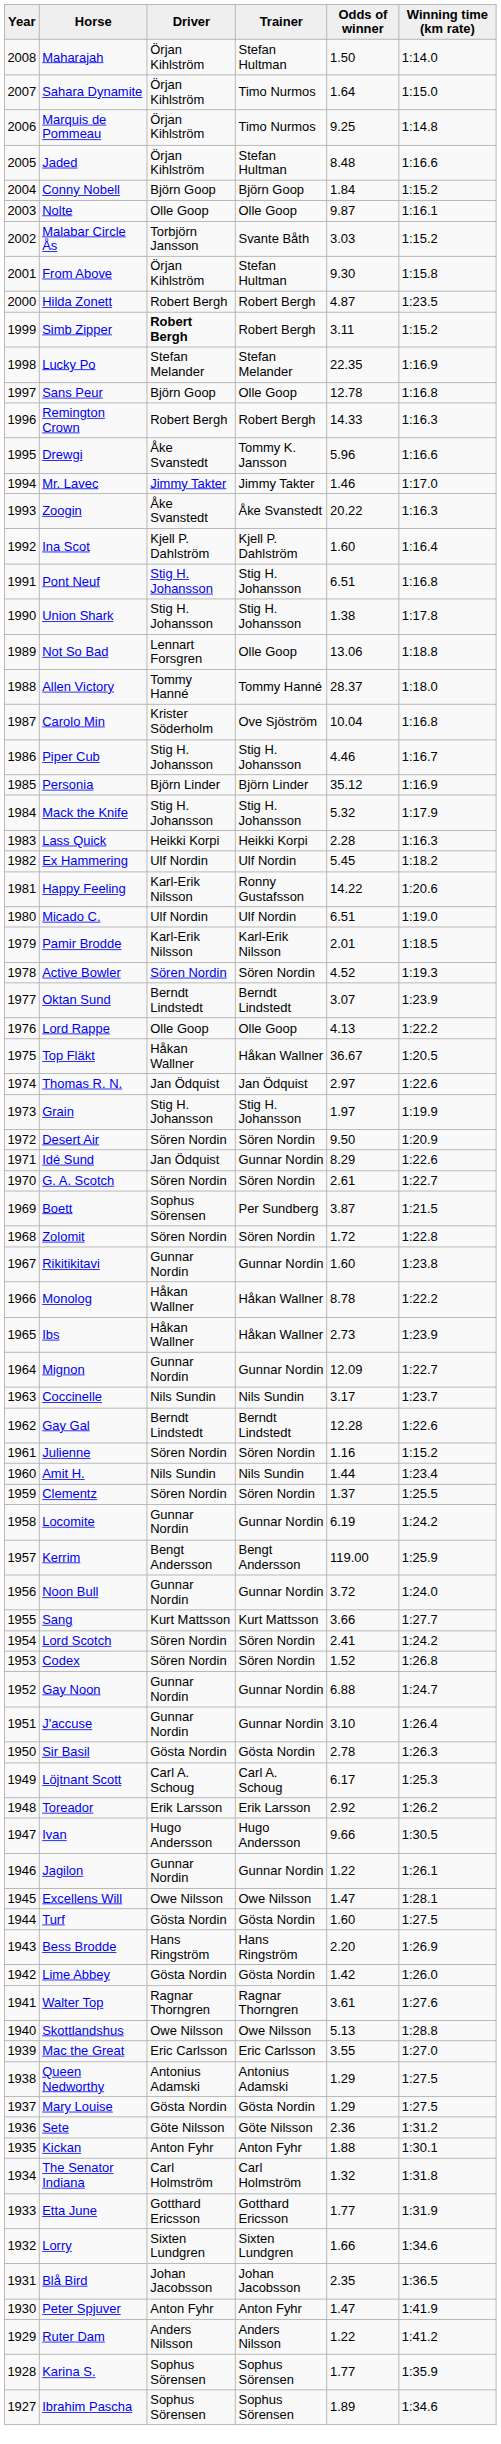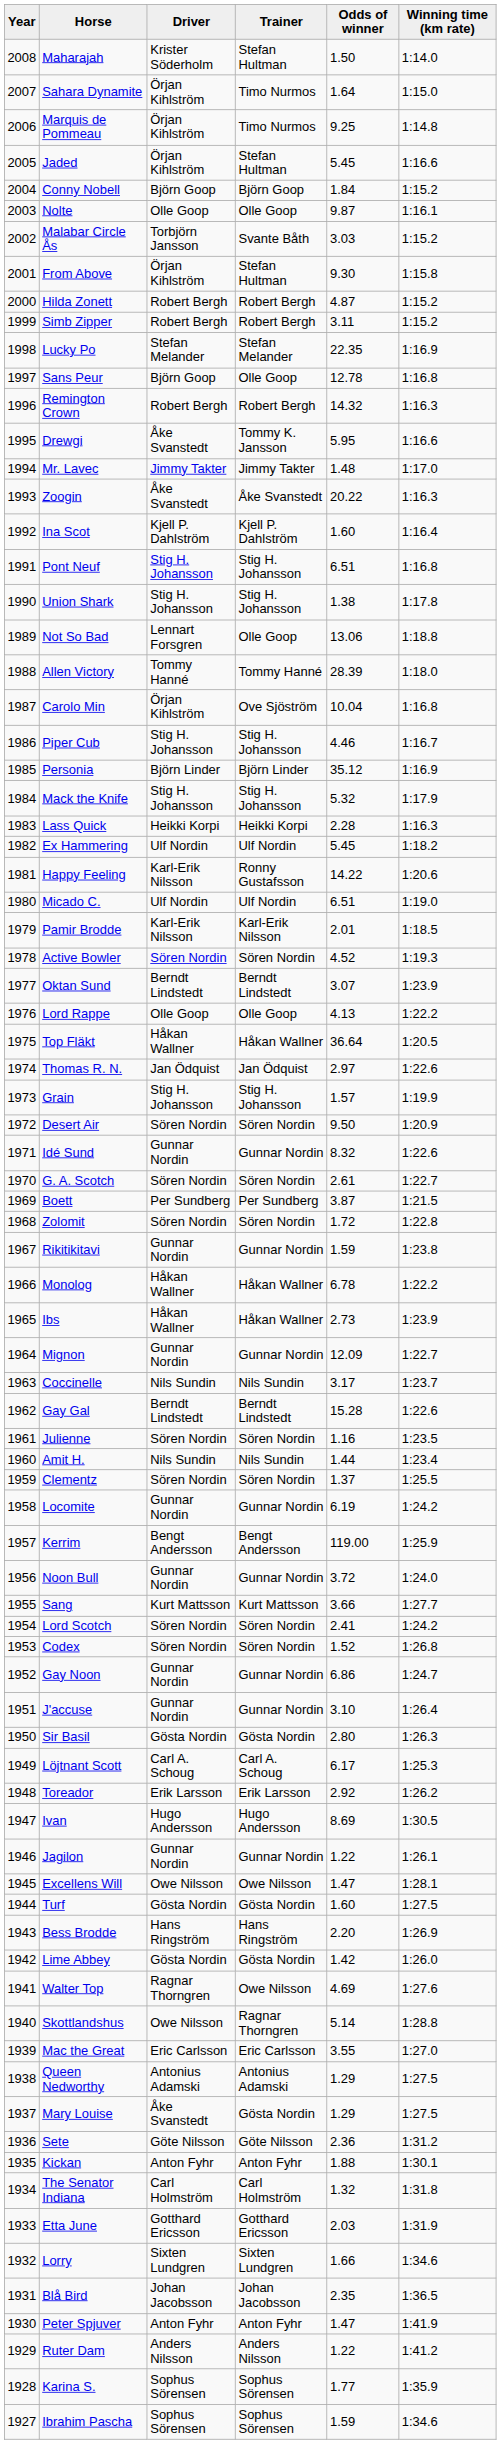(177, 57) Örjan Kihlström -> (182, 57) Krister Söderholm
(343, 162) 8.48 -> (343, 162) 5.45
(420, 301) 1:23.5 -> (420, 301) 1:15.2
(171, 329) bold -> (189, 322) normal
(346, 420) 14.33 -> (346, 405) 14.32
(343, 455) 5.96 -> (343, 441) 5.95
(343, 483) 1.46 -> (343, 468) 1.48
(346, 686) 28.37 -> (346, 672) 28.39
(182, 722) Krister Söderholm -> (177, 707) Örjan Kihlström
(346, 1056) 36.67 -> (346, 1041) 36.64
(343, 1111) 1.97 -> (343, 1097) 1.57
(185, 1160) Jan Ödquist -> (172, 1153) Gunnar Nordin
(343, 1160) 8.29 -> (343, 1153) 8.32
(178, 1208) Sophus Sörensen -> (190, 1201) Per Sundberg
(343, 1264) 1.60 -> (343, 1249) 1.59
(343, 1299) 8.78 -> (343, 1284) 6.78
(346, 1425) 12.28 -> (346, 1410) 15.28
(420, 1453) 1:15.2 -> (420, 1438) 1:23.5
(343, 1689) 6.88 -> (343, 1674) 6.86
(343, 1752) 2.78 -> (343, 1737) 2.80
(343, 1835) 9.66 -> (343, 1821) 8.69
(268, 2002) Ragnar Thorngren -> (275, 1988) Owe Nilsson
(343, 2002) 3.61 -> (343, 1988) 4.69
(275, 2030) Owe Nilsson -> (268, 2023) Ragnar Thorngren
(343, 2030) 5.13 -> (343, 2023) 5.14
(188, 2107) Gösta Nordin -> (179, 2114) Åke Svanstedt
(343, 2211) 1.77 -> (343, 2225) 2.03
(343, 2407) 1.89 -> (343, 2421) 1.59
